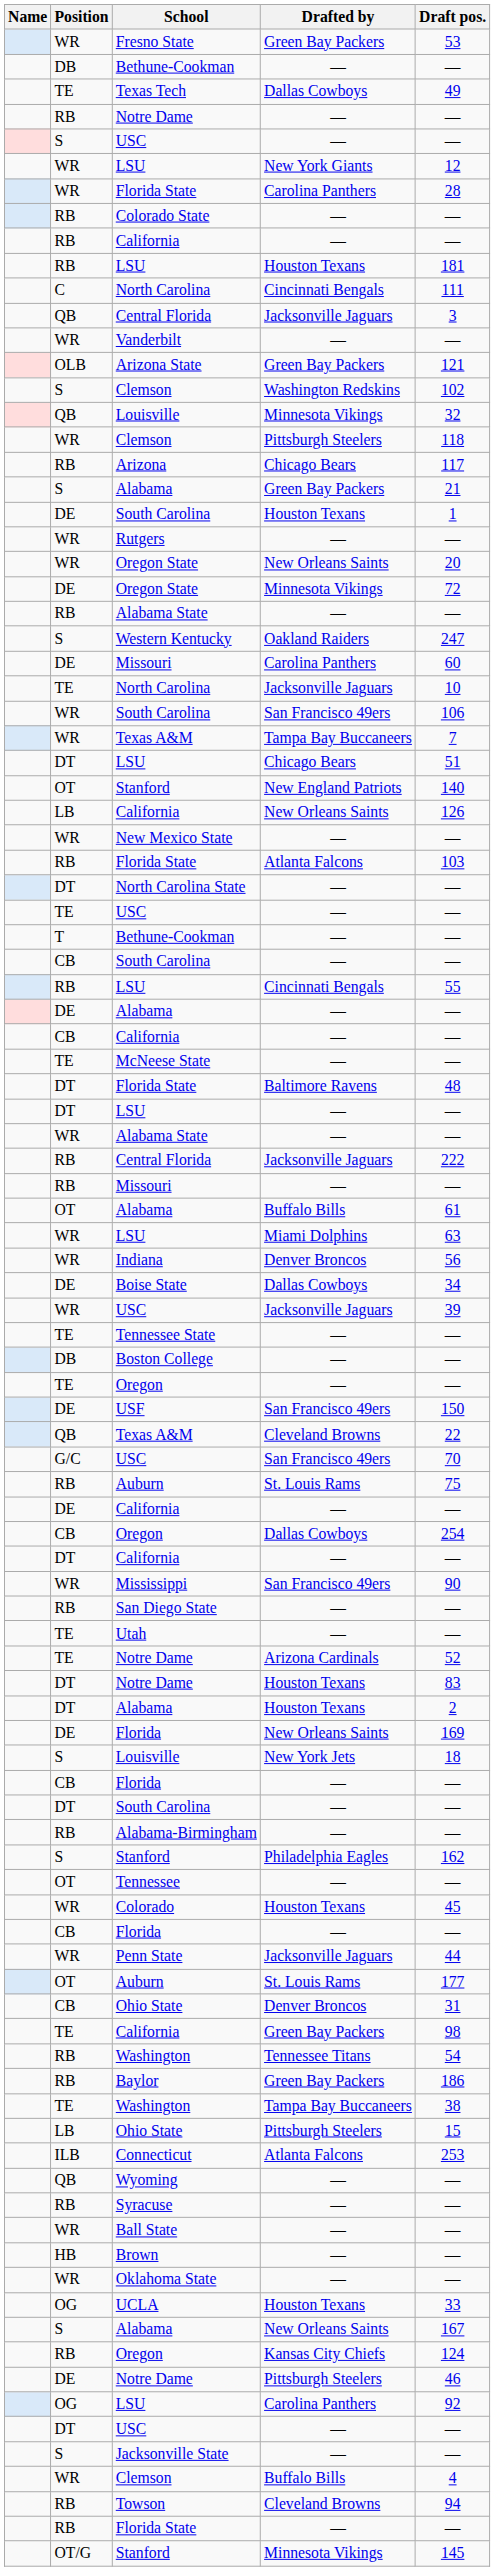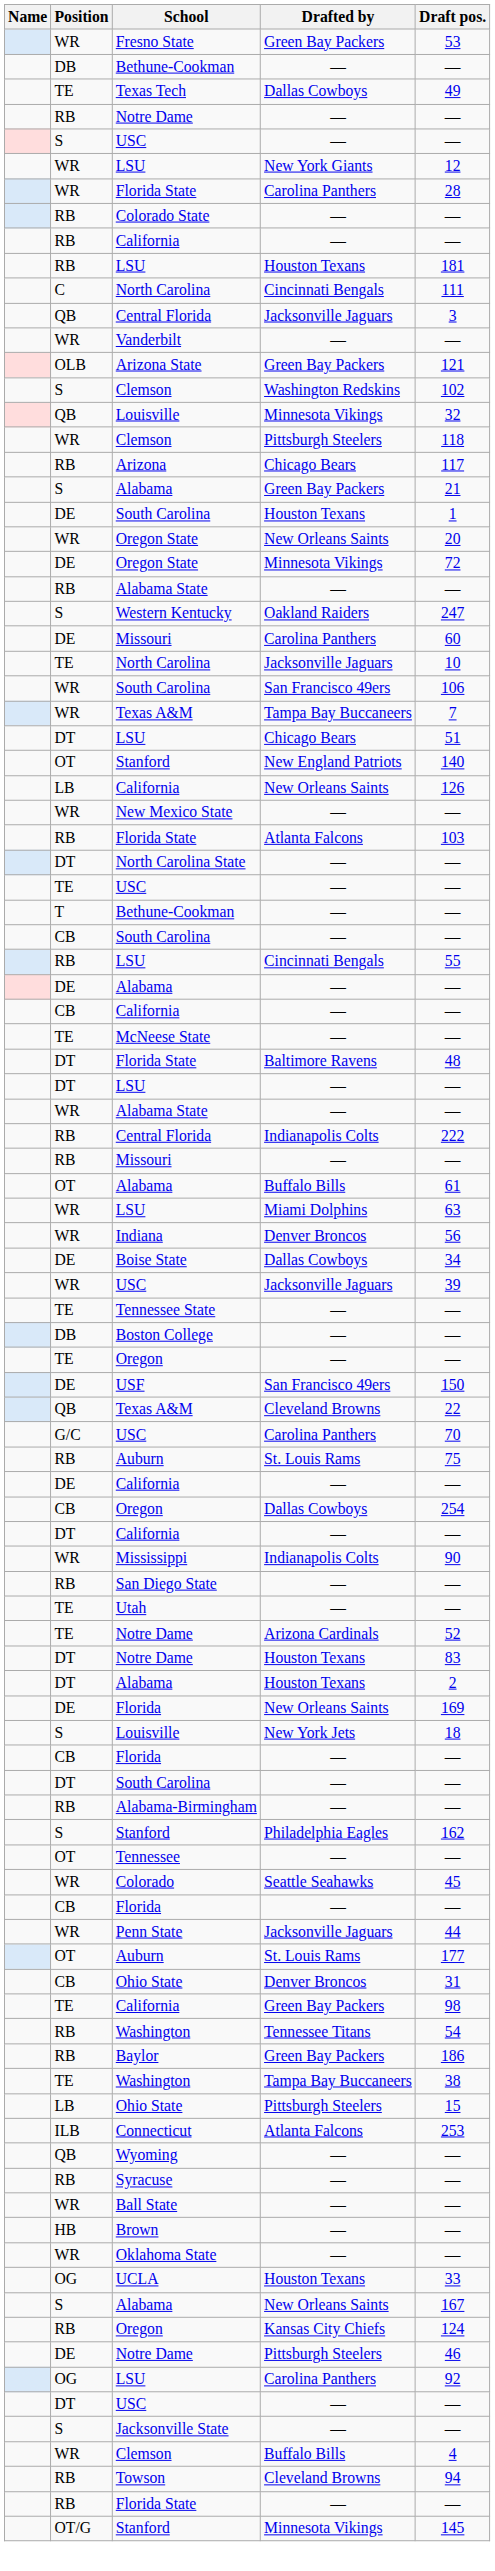- row: (67, 539)
(328, 1160) Jacksonville Jaguars -> (321, 1135) Indianapolis Colts
(327, 1459) San Francisco 49ers -> (320, 1434) Carolina Panthers
(327, 1583) San Francisco 49ers -> (321, 1558) Indianapolis Colts
(315, 1906) Houston Texans -> (319, 1881) Seattle Seahawks
